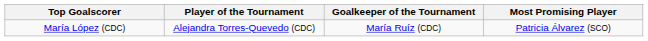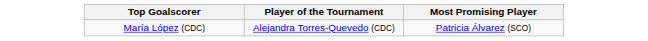- column: (404, 12)
